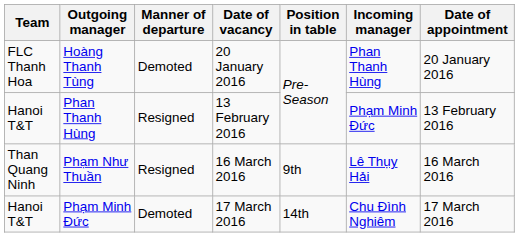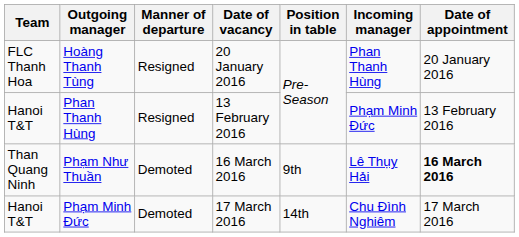(165, 66) Demoted -> (166, 66) Resigned
(166, 169) Resigned -> (165, 169) Demoted
(452, 169) normal -> (453, 169) bold
